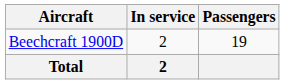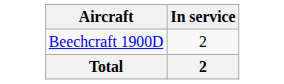- column: (239, 16)
